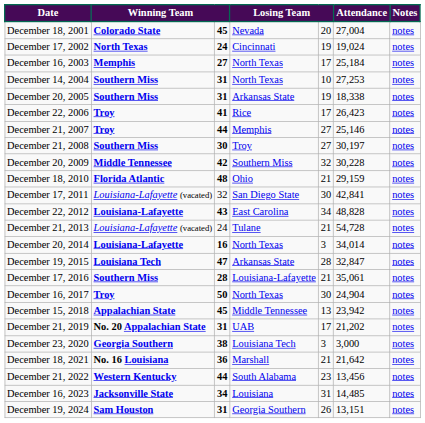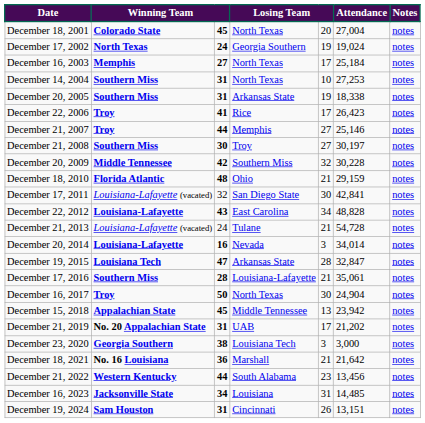(248, 30) Nevada -> (258, 30) North Texas
(254, 47) Cincinnati -> (269, 47) Georgia Southern
(258, 244) North Texas -> (248, 244) Nevada
(269, 409) Georgia Southern -> (254, 409) Cincinnati
